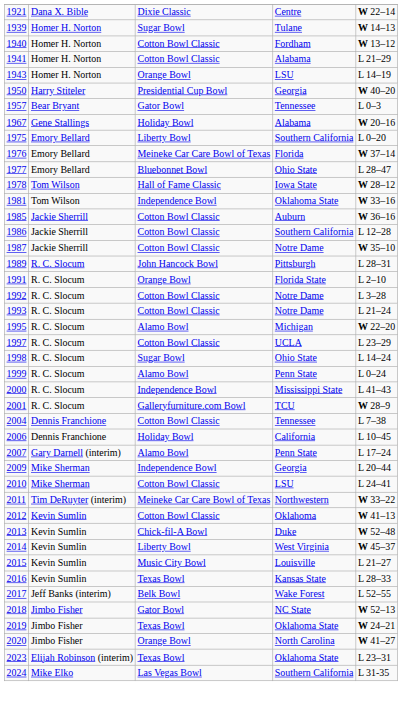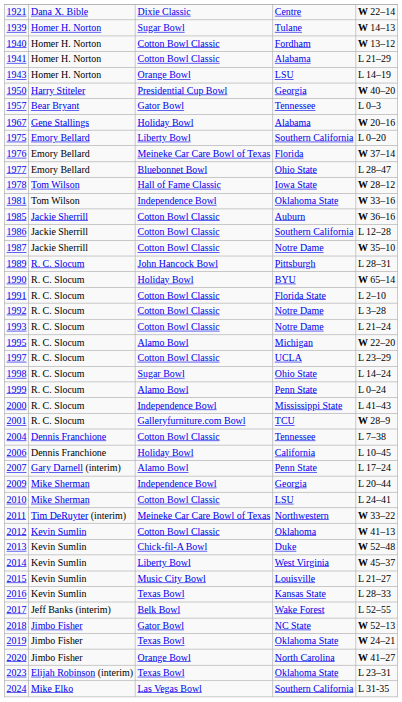+ row: (17, 279)
(164, 279) Orange Bowl -> (179, 295) Cotton Bowl Classic
